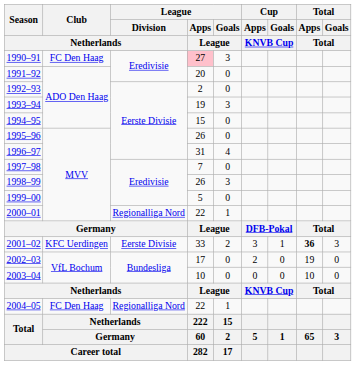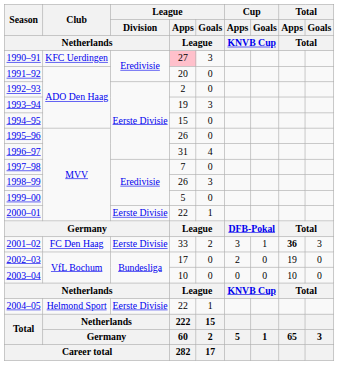(77, 58) FC Den Haag -> (77, 58) KFC Uerdingen
(149, 213) Regionalliga Nord -> (140, 213) Eerste Divisie
(77, 244) KFC Uerdingen -> (77, 244) FC Den Haag
(77, 306) FC Den Haag -> (77, 306) Helmond Sport
(149, 306) Regionalliga Nord -> (140, 306) Eerste Divisie
